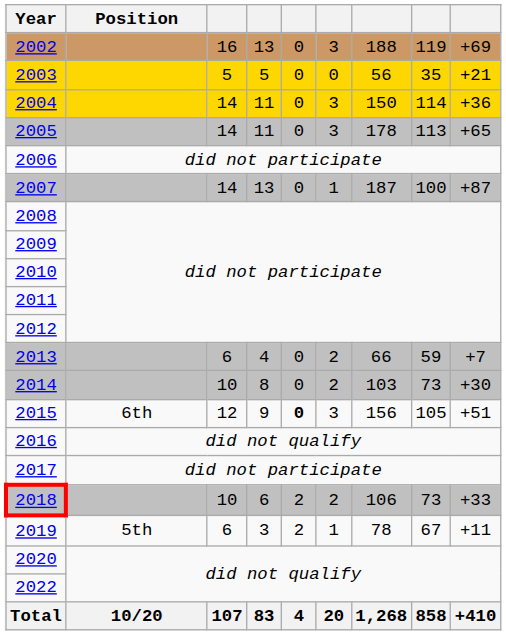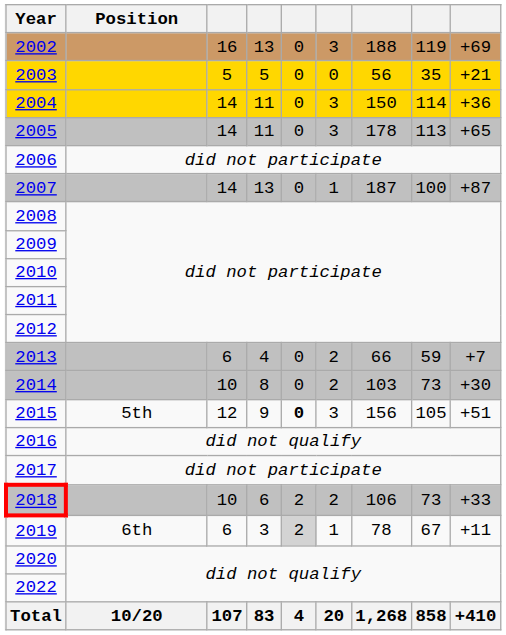(137, 413) 6th -> (137, 413) 5th
(137, 531) 5th -> (137, 531) 6th
(299, 531) no background -> (299, 531) lightgrey background
